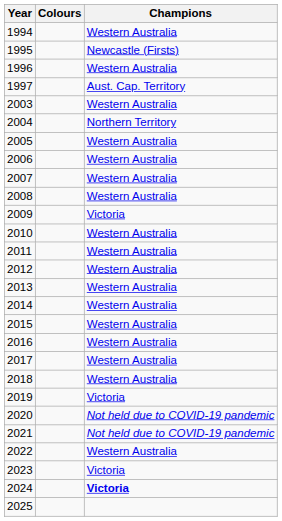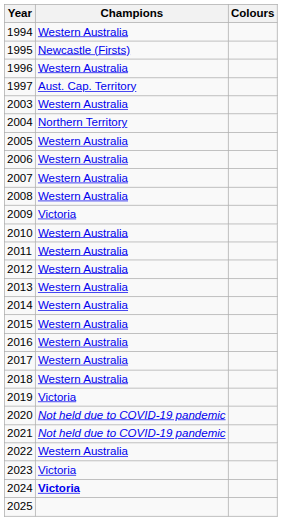columns swapped: (60, 13) <-> (181, 13)
